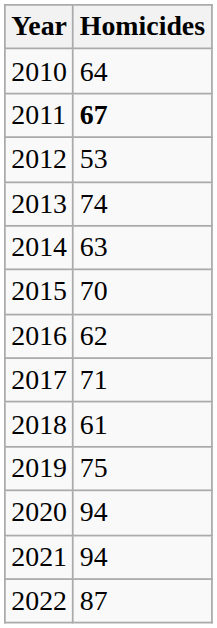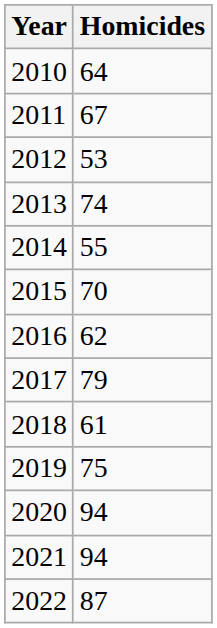(94, 114) bold -> (94, 114) normal
(94, 247) 63 -> (94, 247) 55
(94, 379) 71 -> (94, 379) 79
